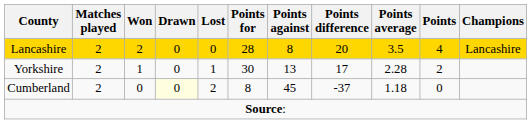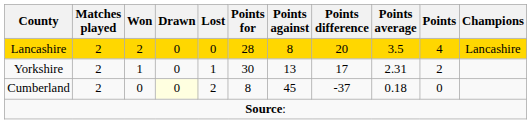(396, 68) 2.28 -> (396, 68) 2.31
(396, 88) 1.18 -> (396, 88) 0.18
